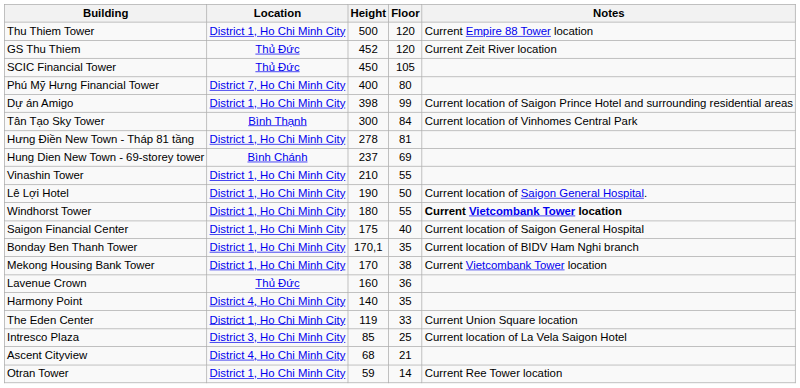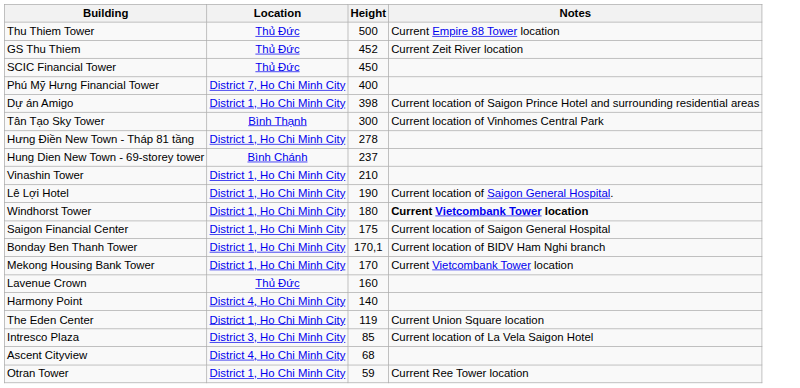- column: (405, 13)
(277, 31) District 1, Ho Chi Minh City -> (277, 31) Thủ Đức
